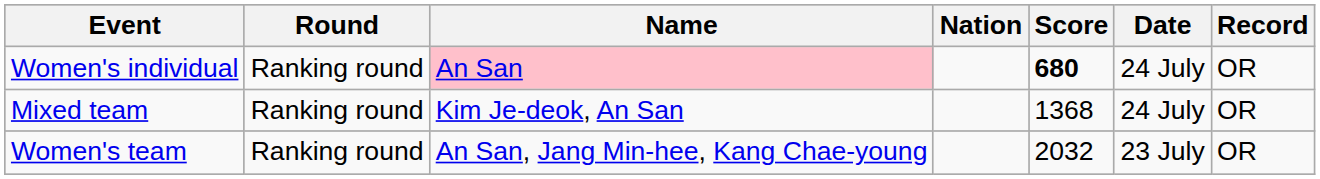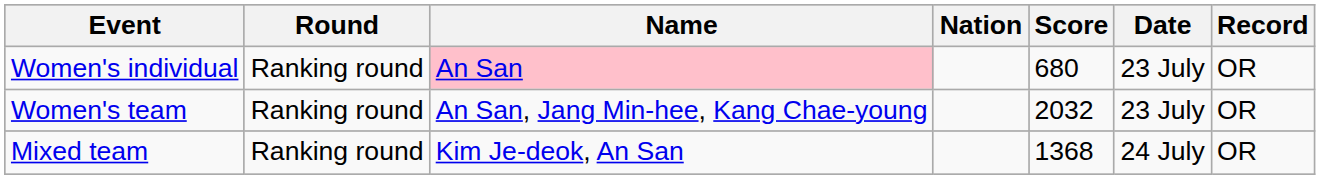(1057, 67) bold -> (1057, 67) normal
(1163, 67) 24 July -> (1163, 67) 23 July
rows swapped: (99, 151) <-> (80, 109)
